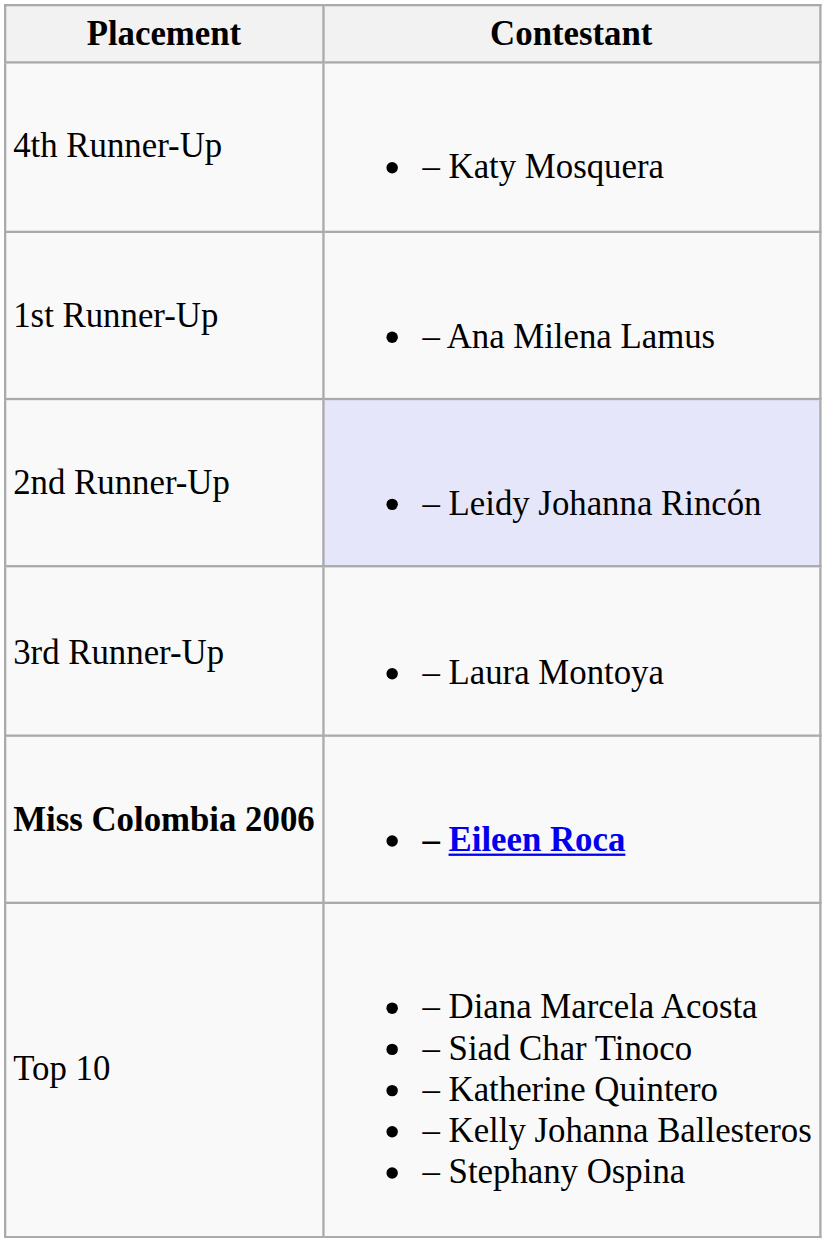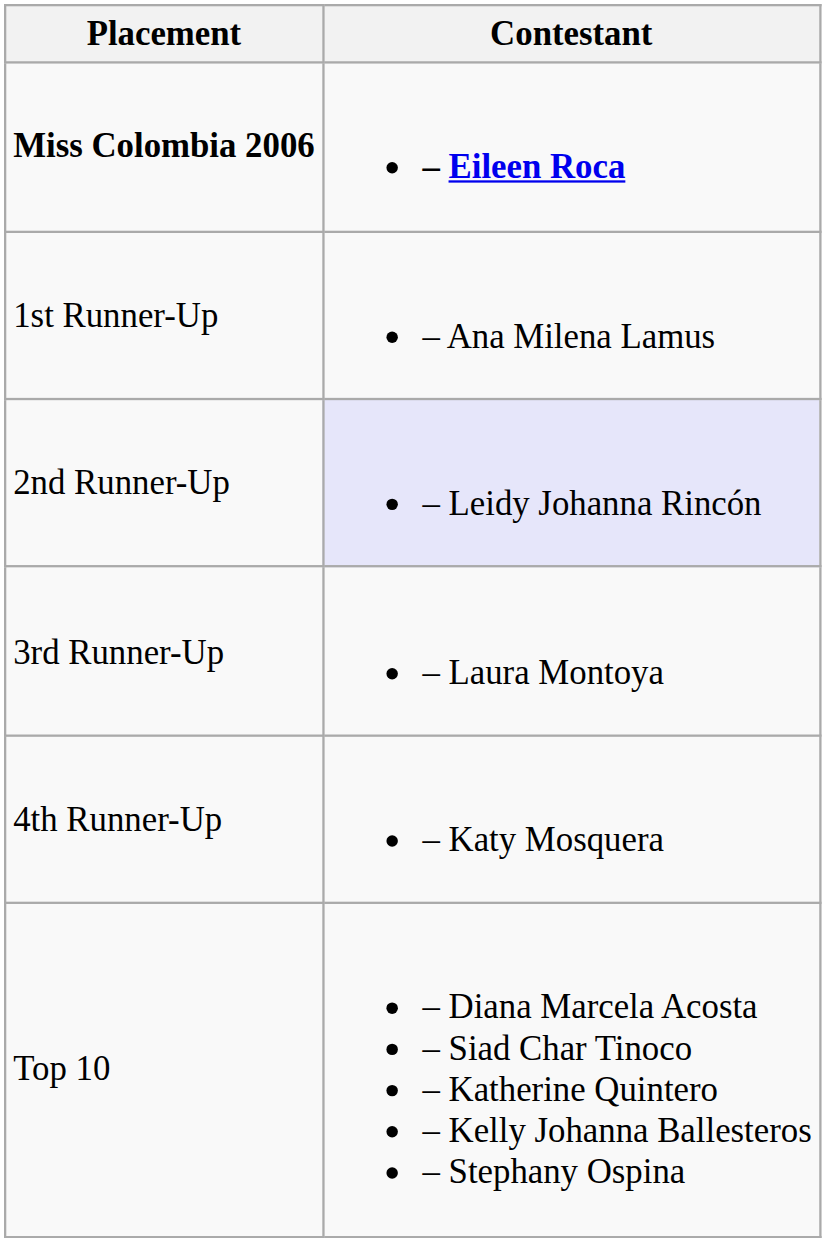rows swapped: (164, 818) <-> (118, 146)
